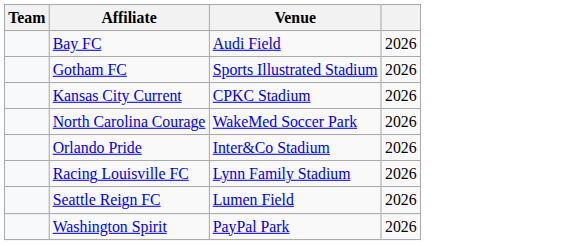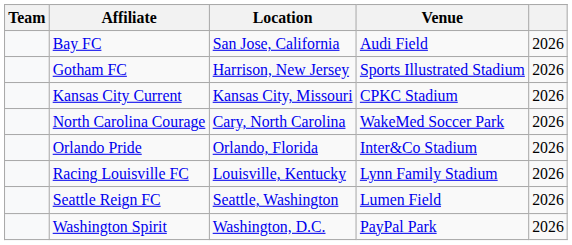+ column: (283, 17)
